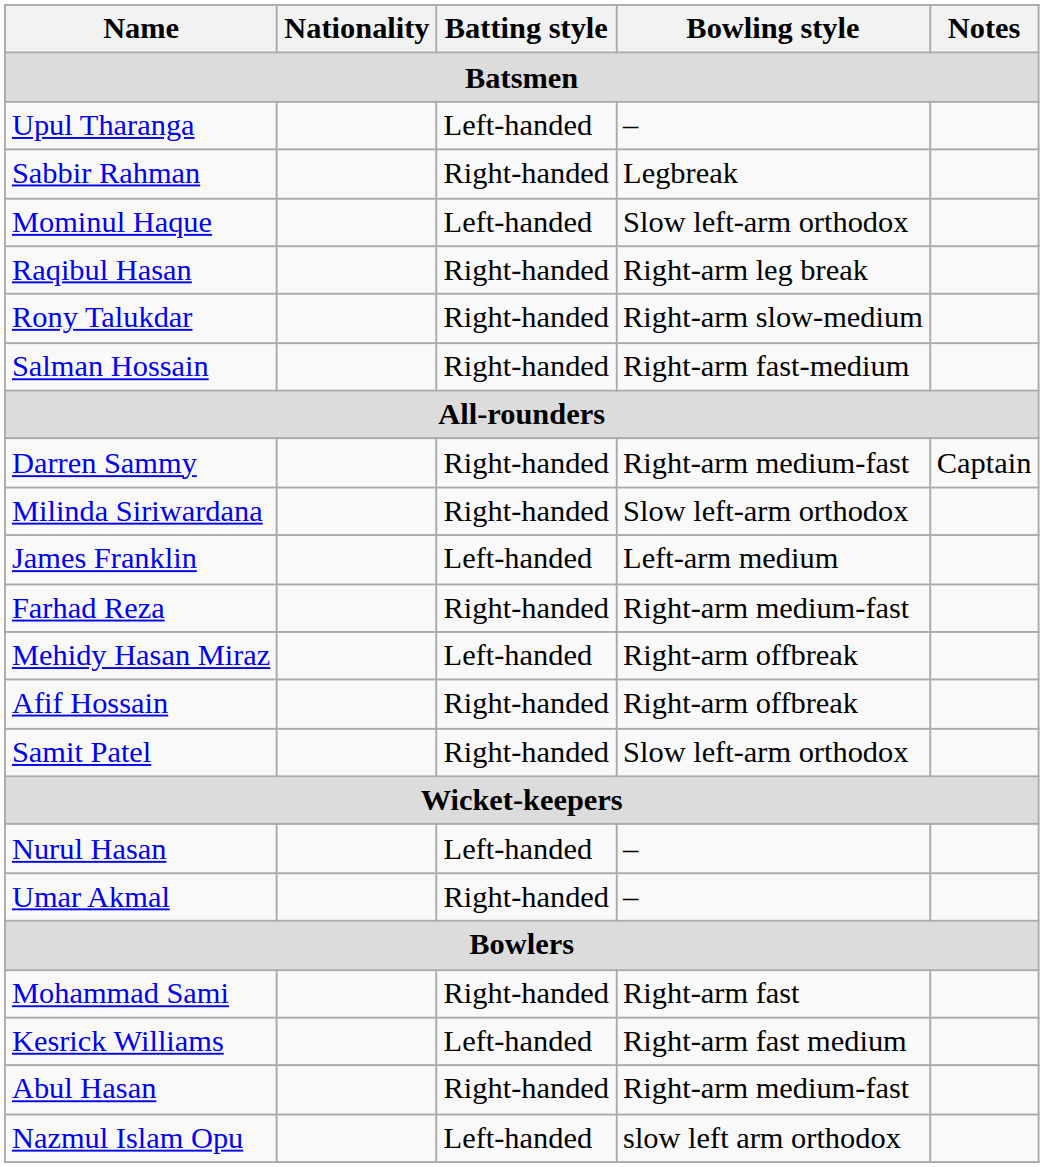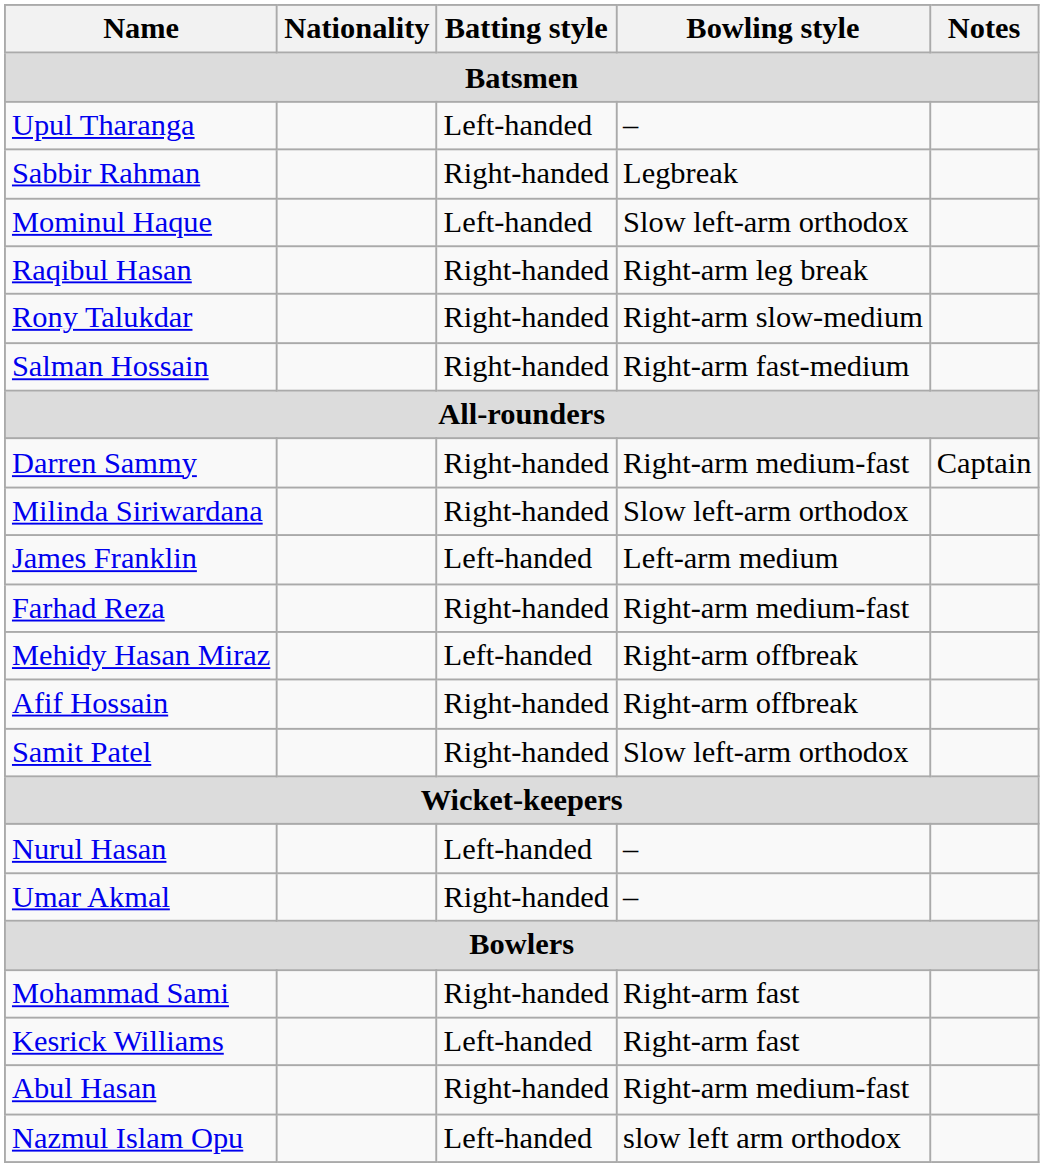(765, 1041) Right-arm fast medium -> (711, 1041) Right-arm fast
